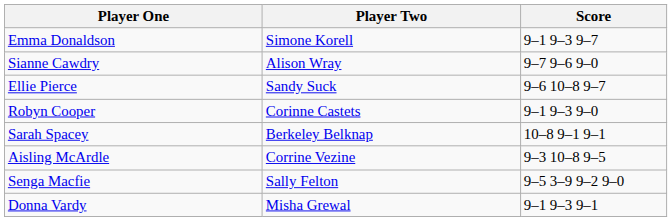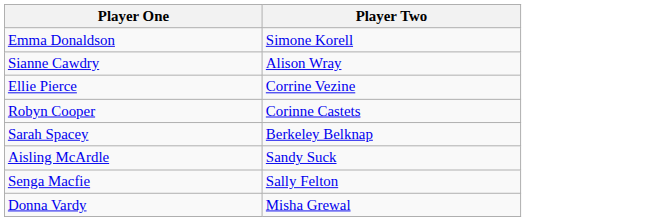- column: (594, 16)
(301, 87) Sandy Suck -> (311, 87) Corrine Vezine
(311, 157) Corrine Vezine -> (301, 157) Sandy Suck
